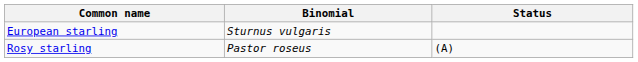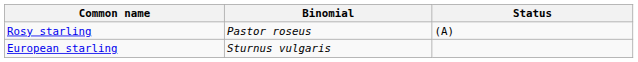rows swapped: (62, 31) <-> (49, 48)
